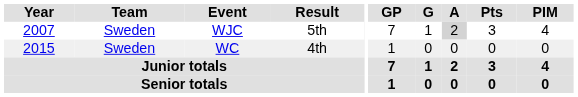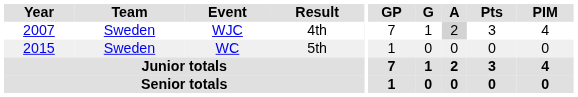(317, 30) 5th -> (317, 30) 4th
(317, 48) 4th -> (317, 48) 5th
